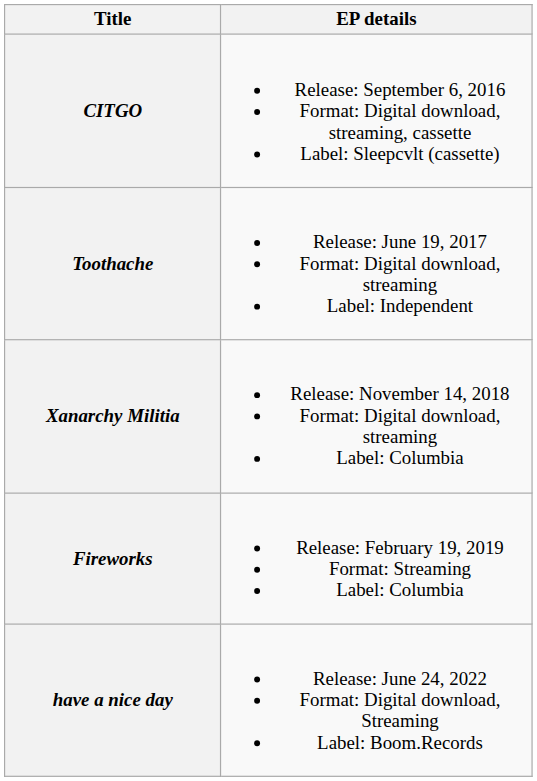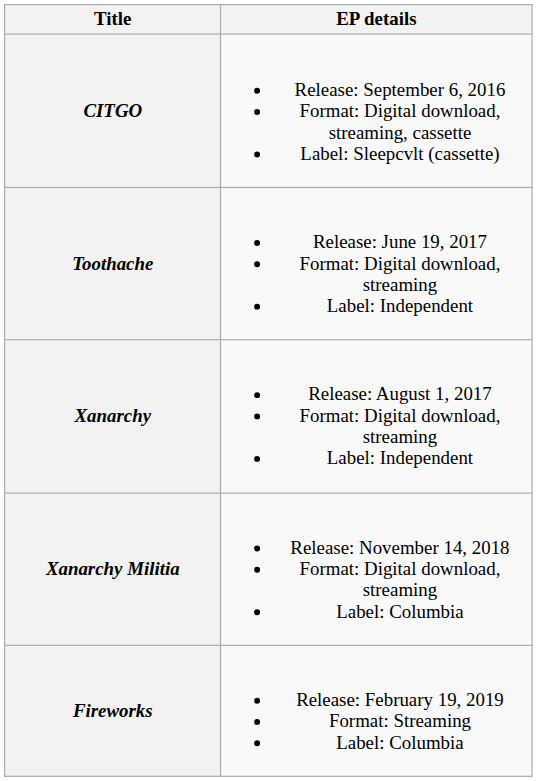+ row: (113, 416)
- row: (113, 700)
